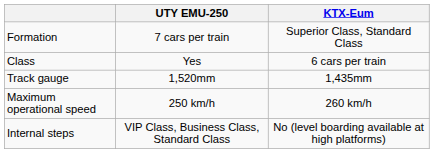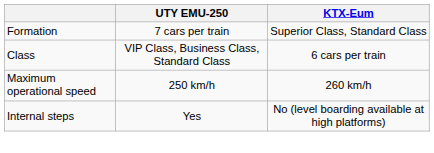(192, 61) Yes -> (192, 55) VIP Class, Business Class, Standard Class
- row: (38, 79)
(192, 133) VIP Class, Business Class, Standard Class -> (192, 115) Yes
